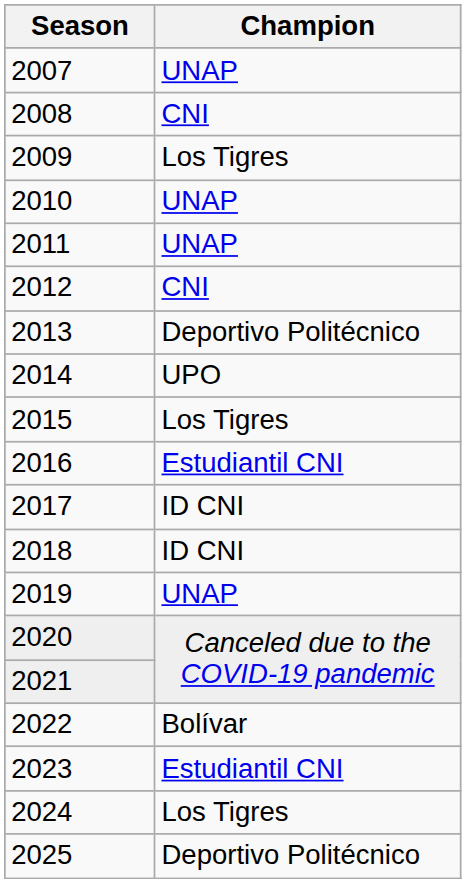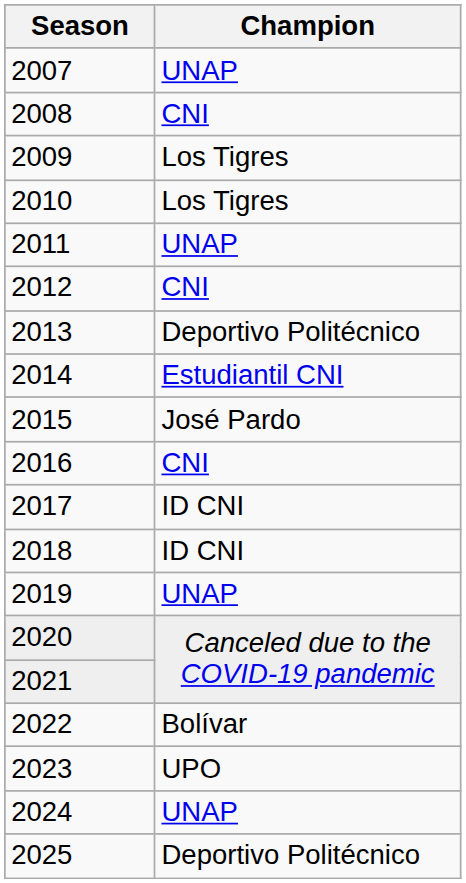(200, 200) UNAP -> (225, 200) Los Tigres
(191, 375) UPO -> (252, 375) Estudiantil CNI
(225, 419) Los Tigres -> (231, 419) José Pardo
(252, 462) Estudiantil CNI -> (185, 462) CNI
(252, 768) Estudiantil CNI -> (191, 768) UPO
(225, 811) Los Tigres -> (200, 811) UNAP
